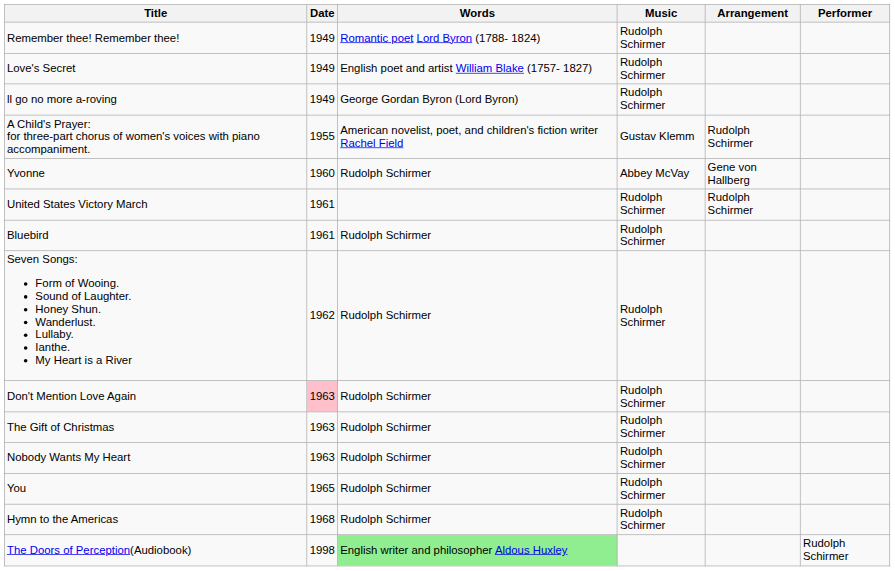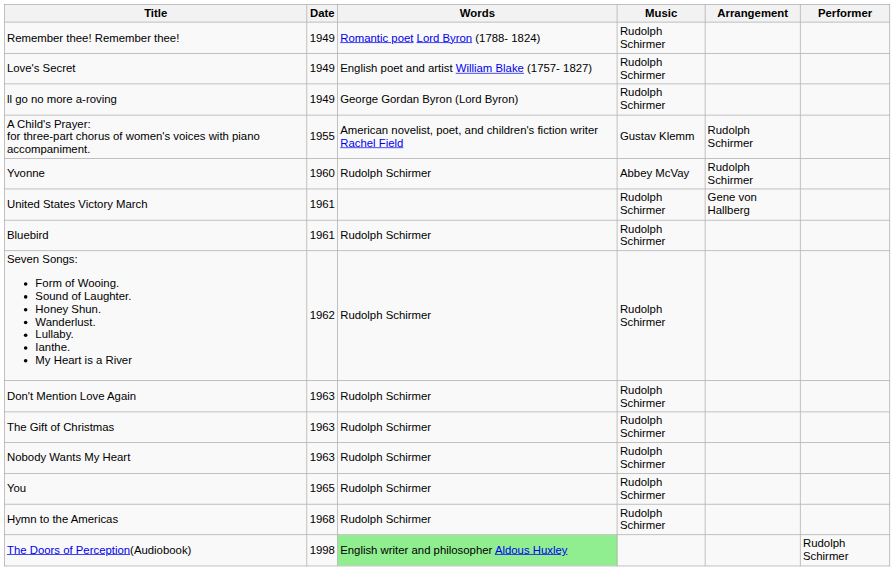(732, 173) Gene von Hallberg -> (730, 173) Rudolph Schirmer
(730, 204) Rudolph Schirmer -> (732, 204) Gene von Hallberg
(322, 396) pink background -> (322, 396) no background
